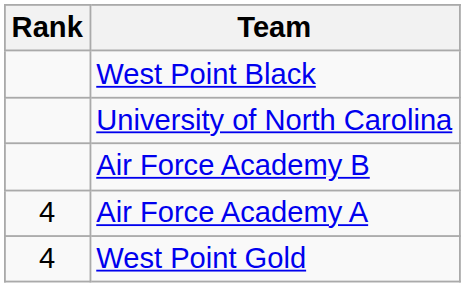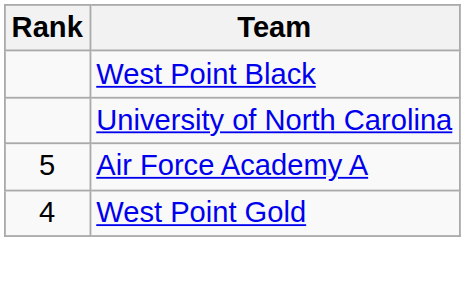- row: (233, 166)
(47, 212) 4 -> (47, 166) 5
